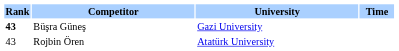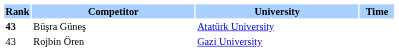(230, 26) Gazi University -> (236, 26) Atatürk University
(236, 42) Atatürk University -> (230, 42) Gazi University
